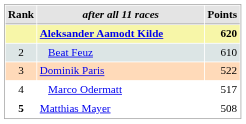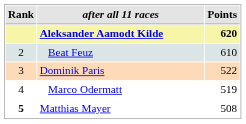(229, 89) 517 -> (229, 89) 519
